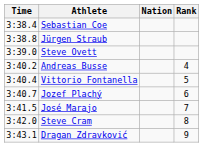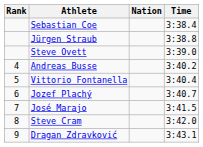columns swapped: (186, 11) <-> (22, 11)
